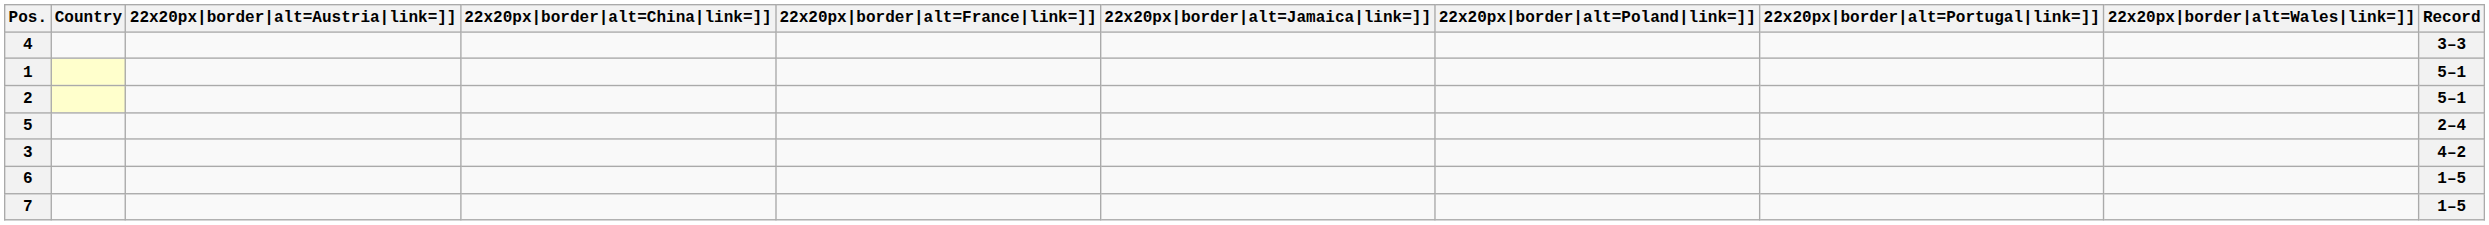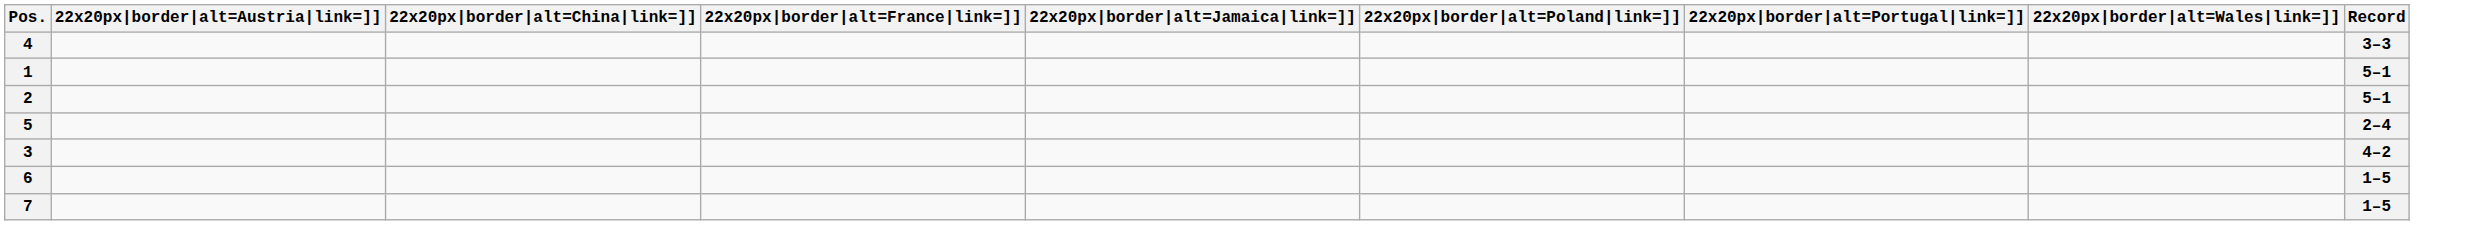- column: (88, 18)
